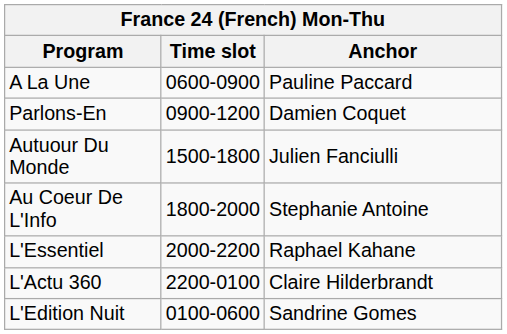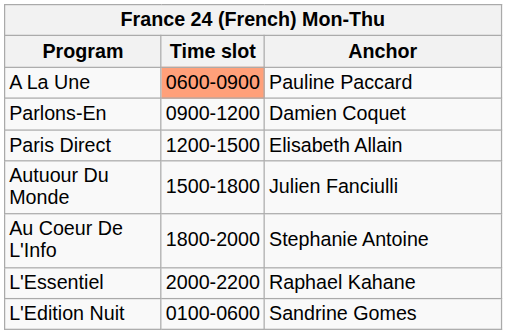(213, 82) no background -> (213, 82) lightsalmon background
+ row: (60, 144)
- row: (55, 282)
